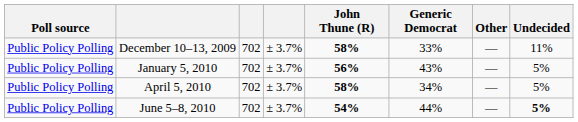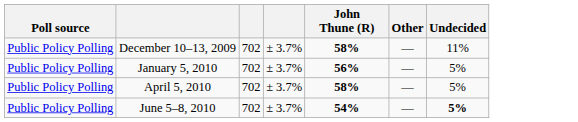- column: (431, 21)
